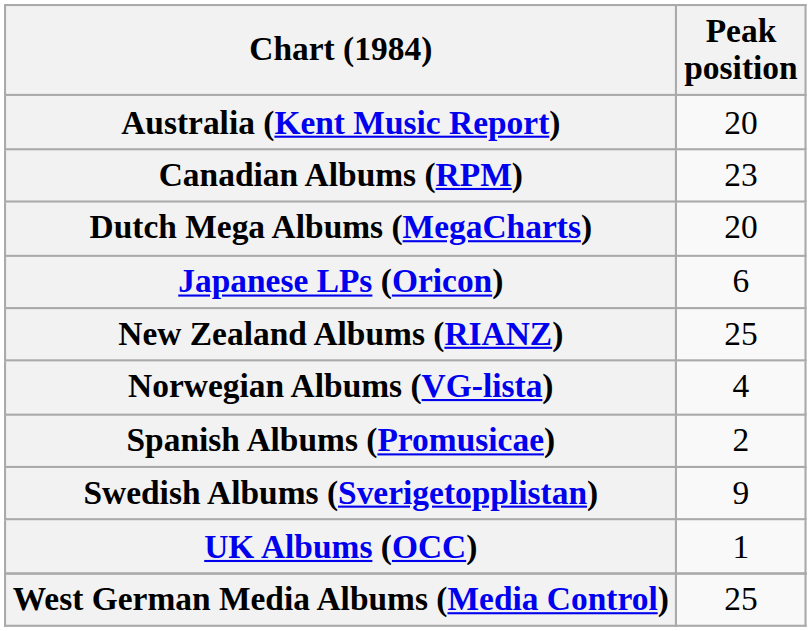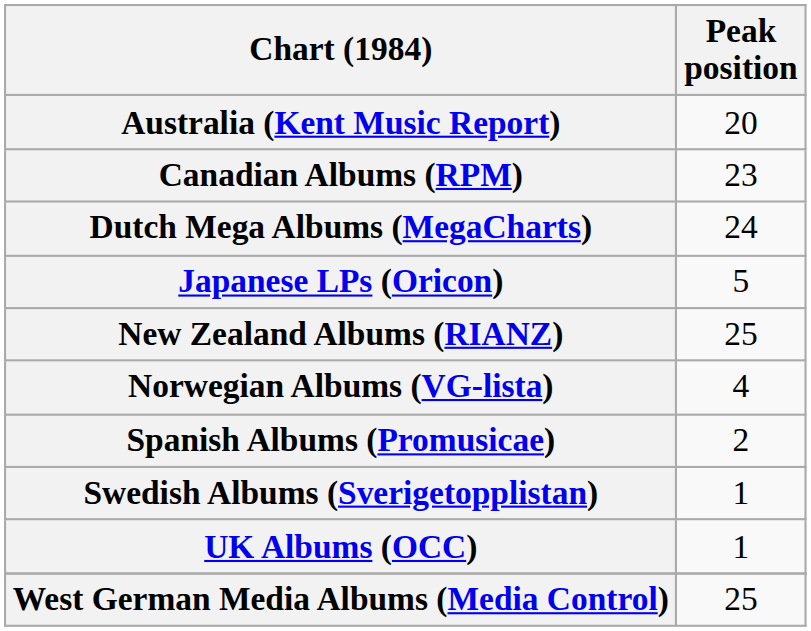(741, 227) 20 -> (741, 227) 24
(741, 280) 6 -> (741, 280) 5
(741, 492) 9 -> (741, 492) 1
